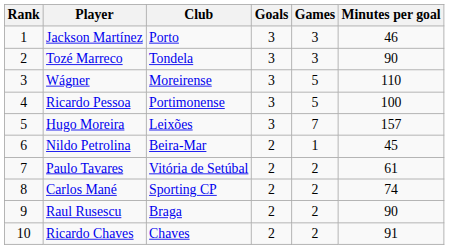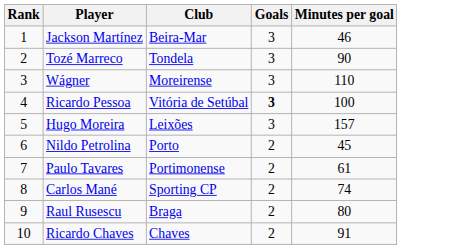- column: (315, 15)
(164, 37) Porto -> (178, 37) Beira-Mar
(187, 102) Portimonense -> (199, 102) Vitória de Setúbal
(272, 102) normal -> (272, 102) bold
(178, 146) Beira-Mar -> (164, 146) Porto
(199, 168) Vitória de Setúbal -> (187, 168) Portimonense
(391, 211) 90 -> (344, 211) 80
